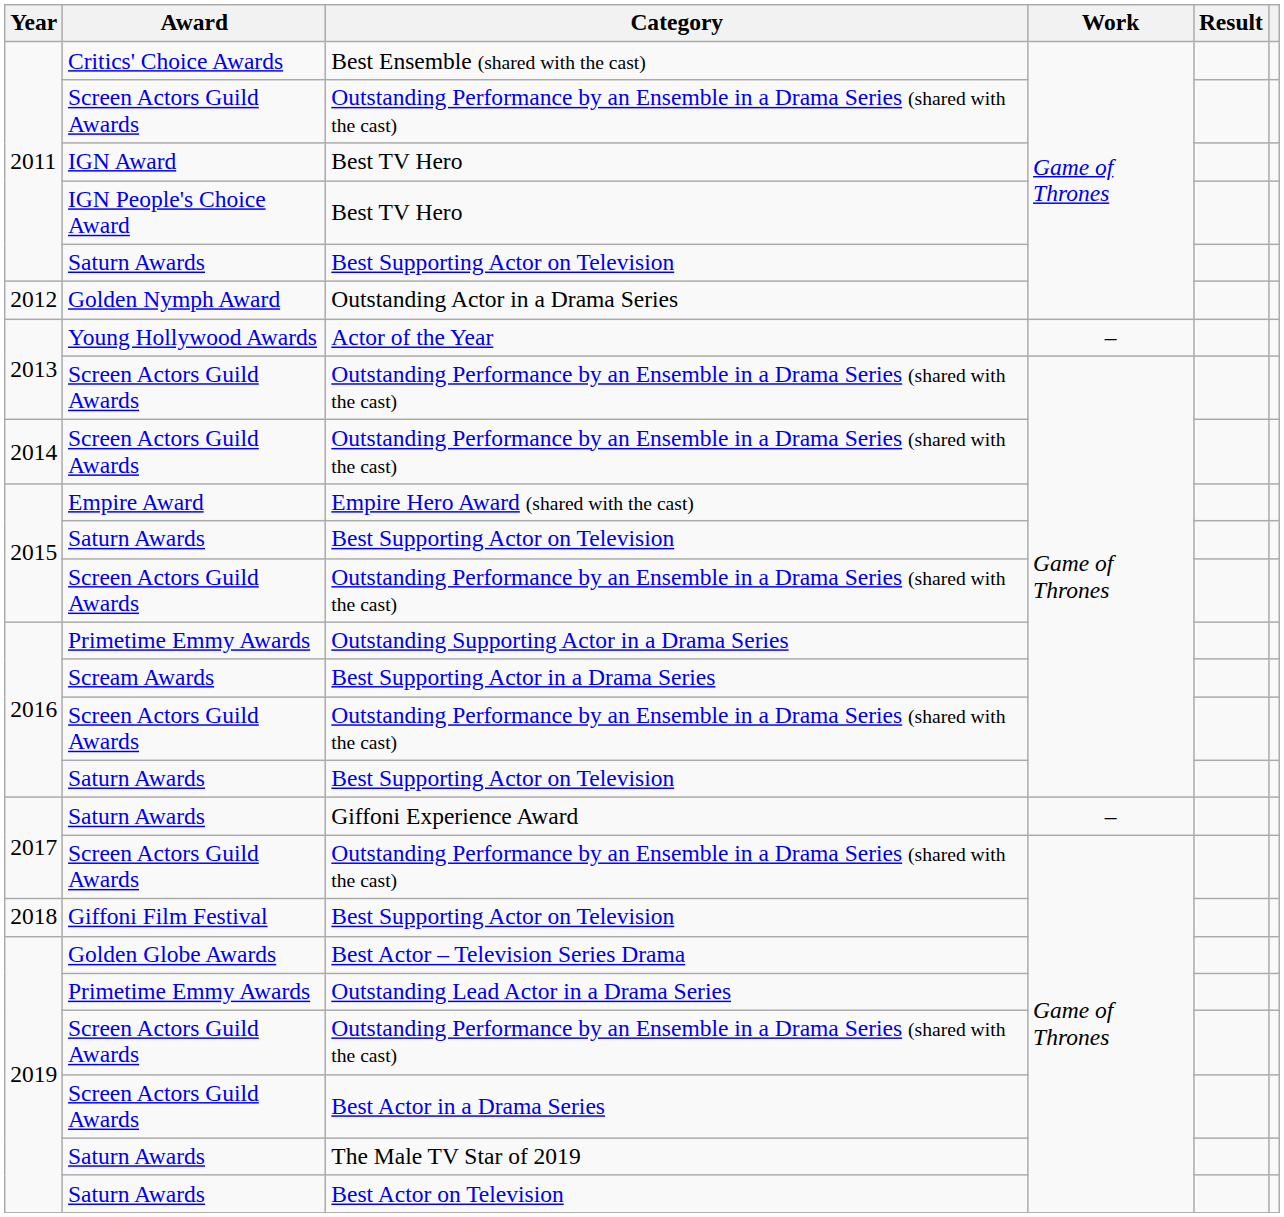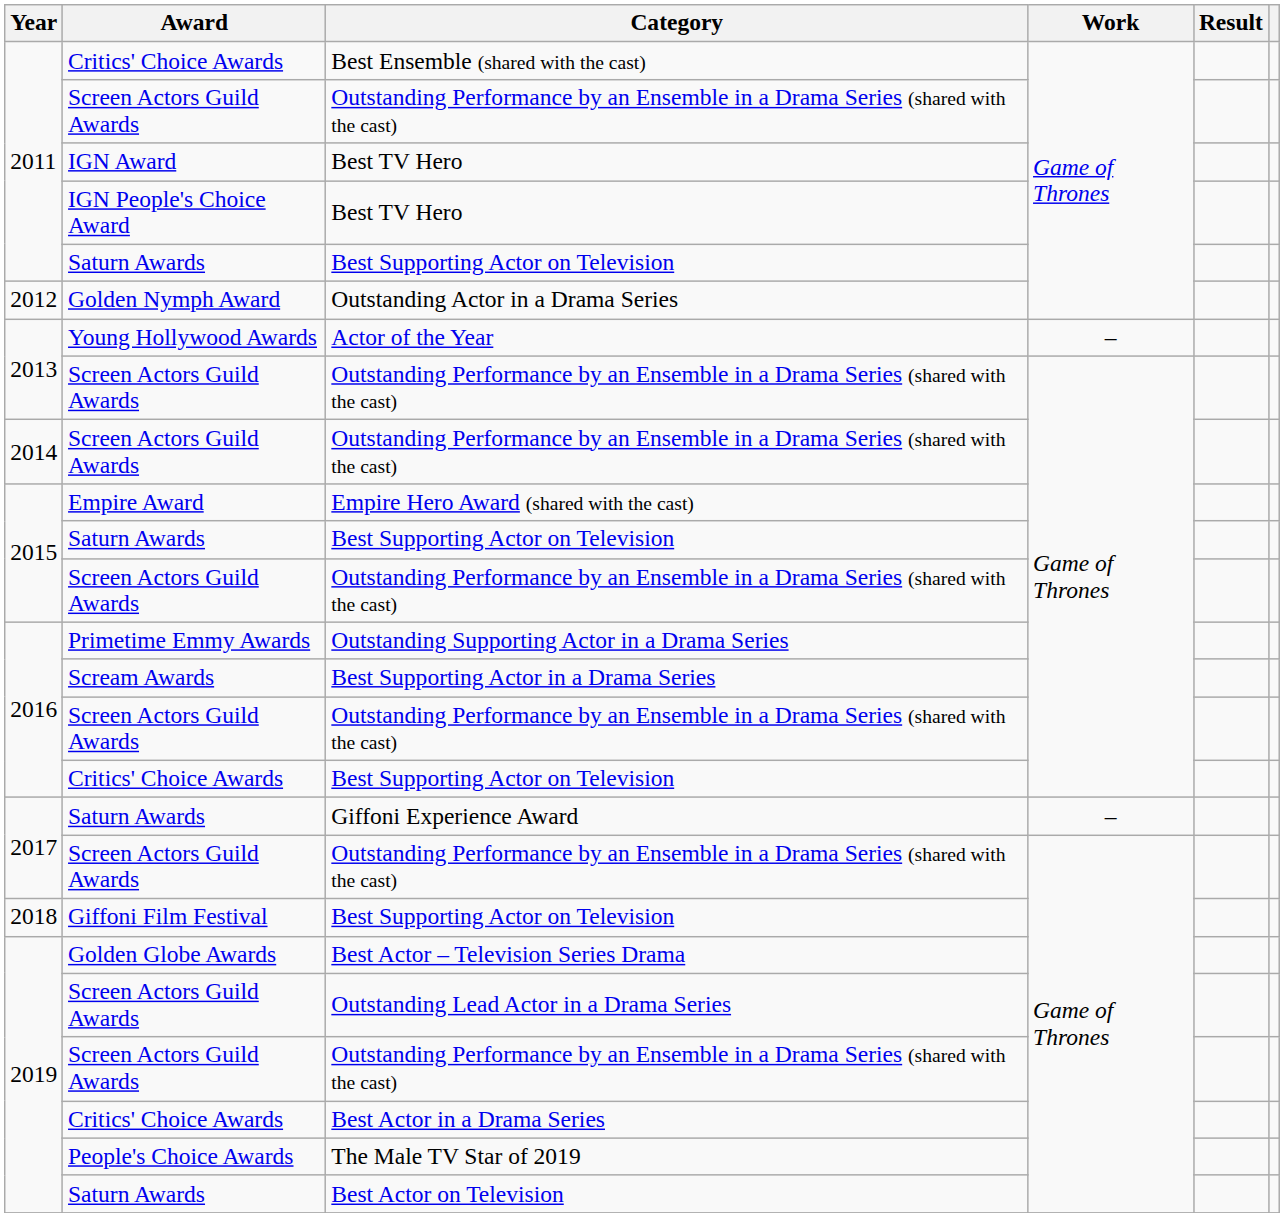(137, 778) Saturn Awards -> (176, 778) Critics' Choice Awards
(189, 991) Primetime Emmy Awards -> (163, 1004) Screen Actors Guild Awards
(163, 1105) Screen Actors Guild Awards -> (176, 1119) Critics' Choice Awards
(137, 1156) Saturn Awards -> (181, 1156) People's Choice Awards
